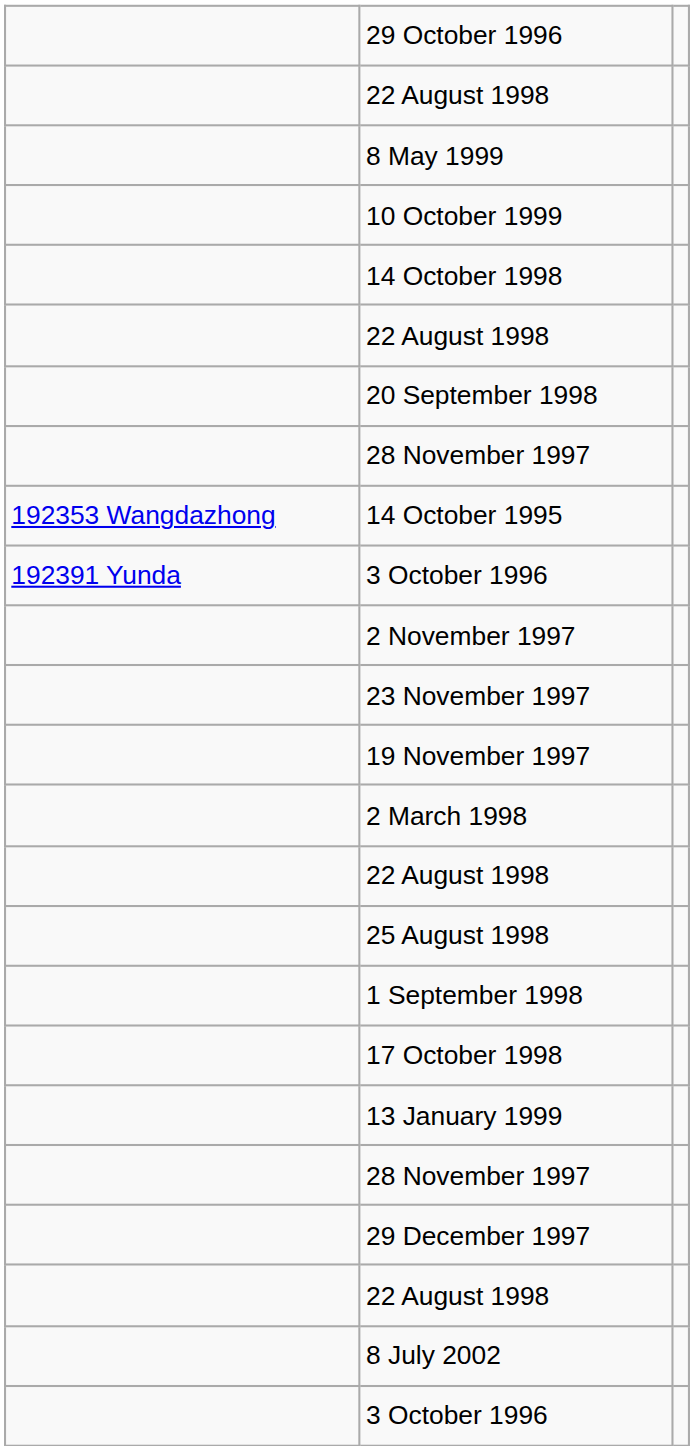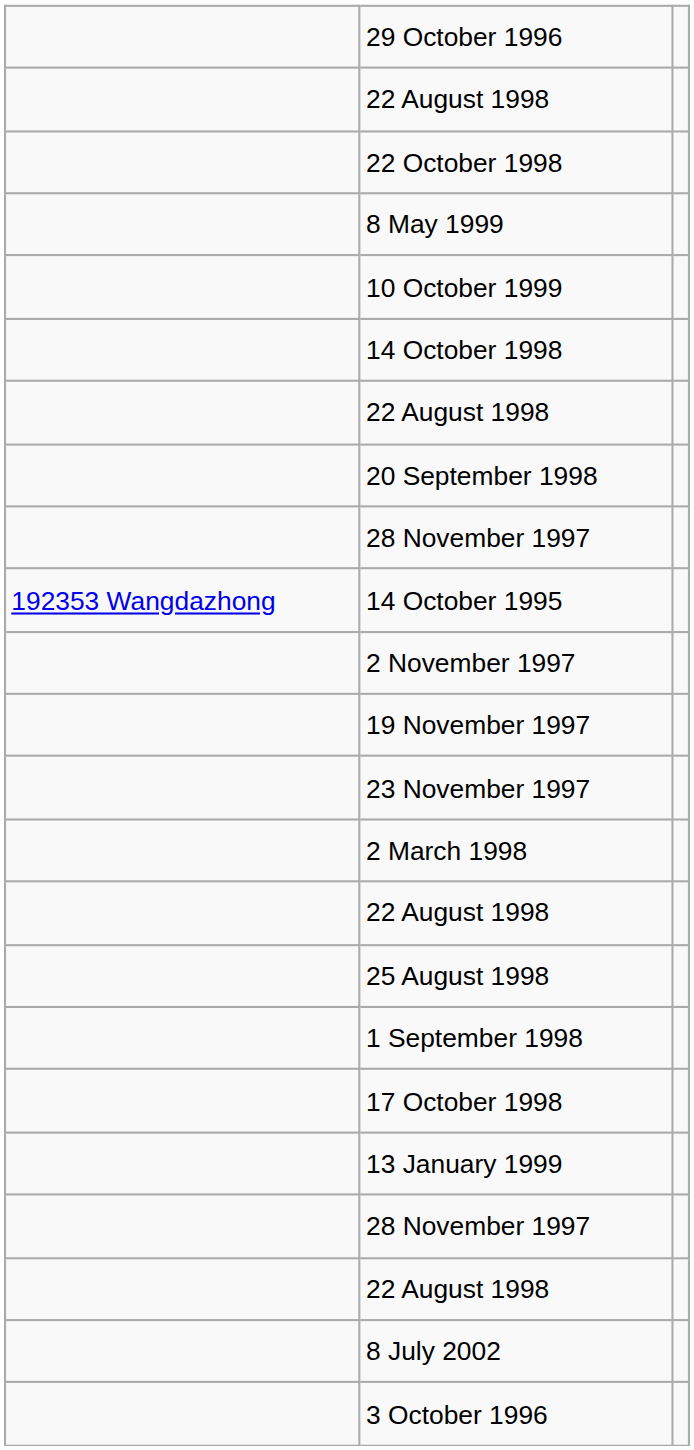+ row: (182, 162)
- row: (96, 575)
rows swapped: (182, 755) <-> (182, 695)
- row: (182, 1235)
